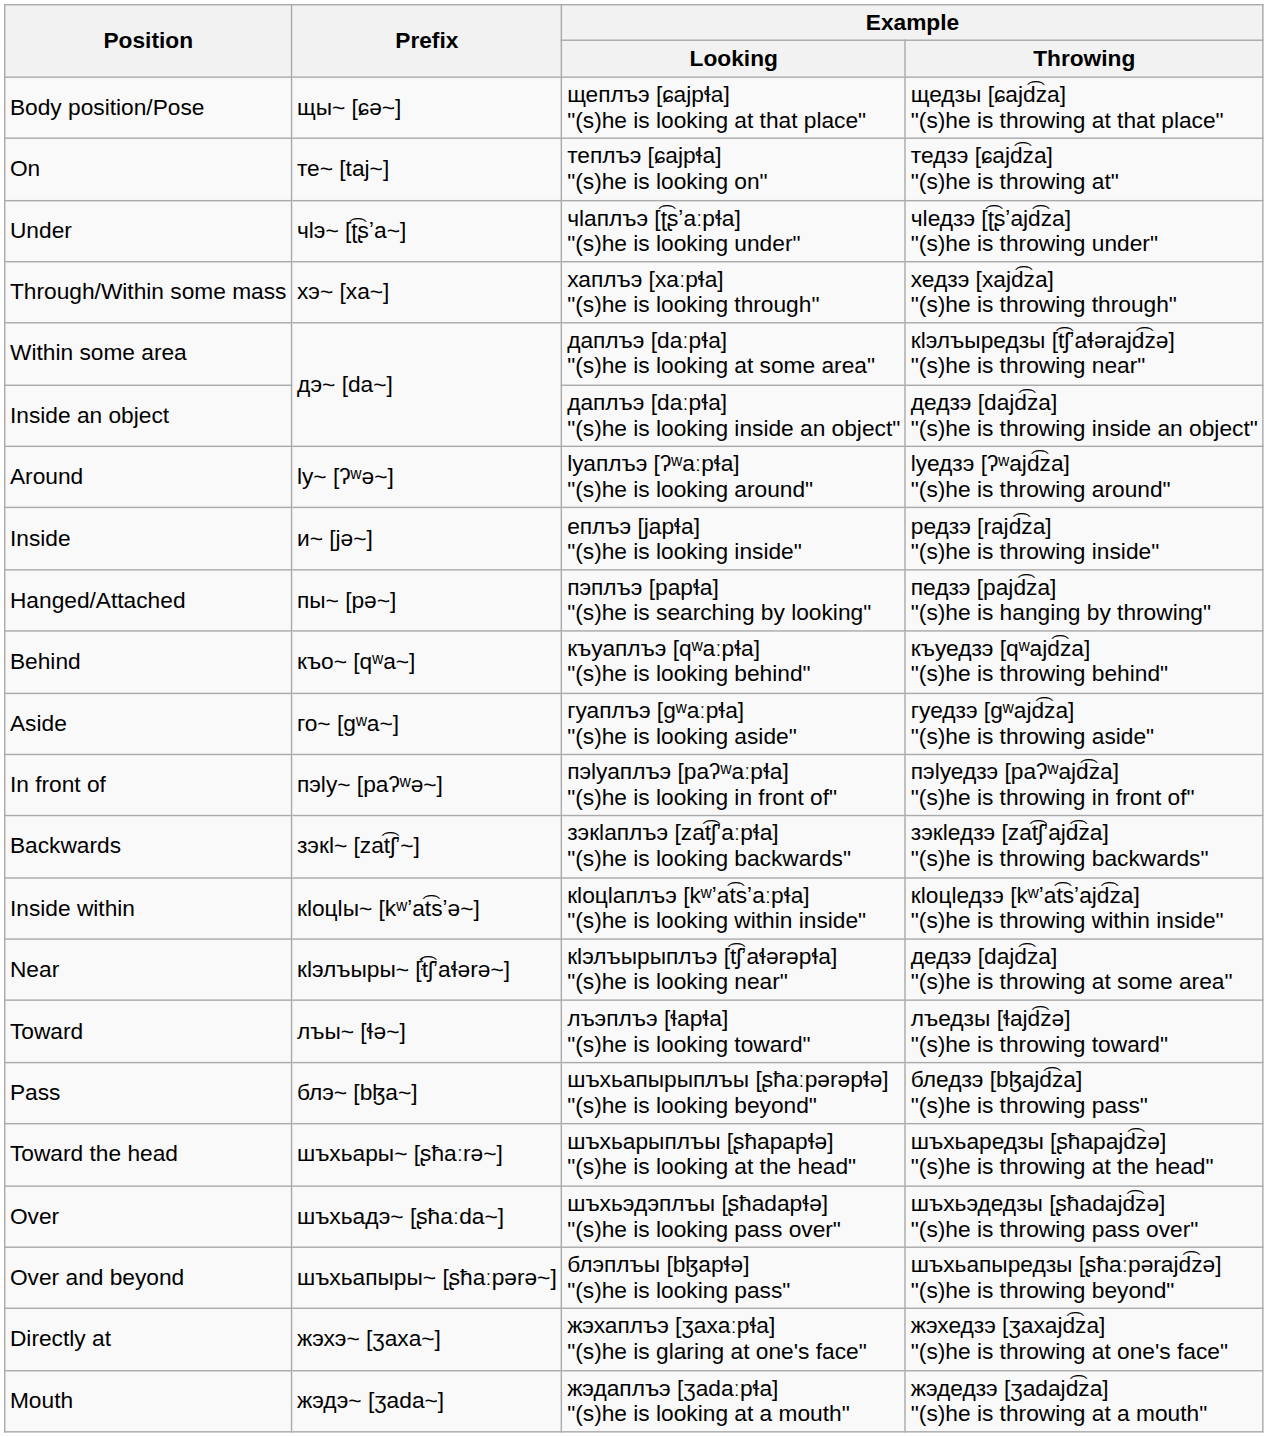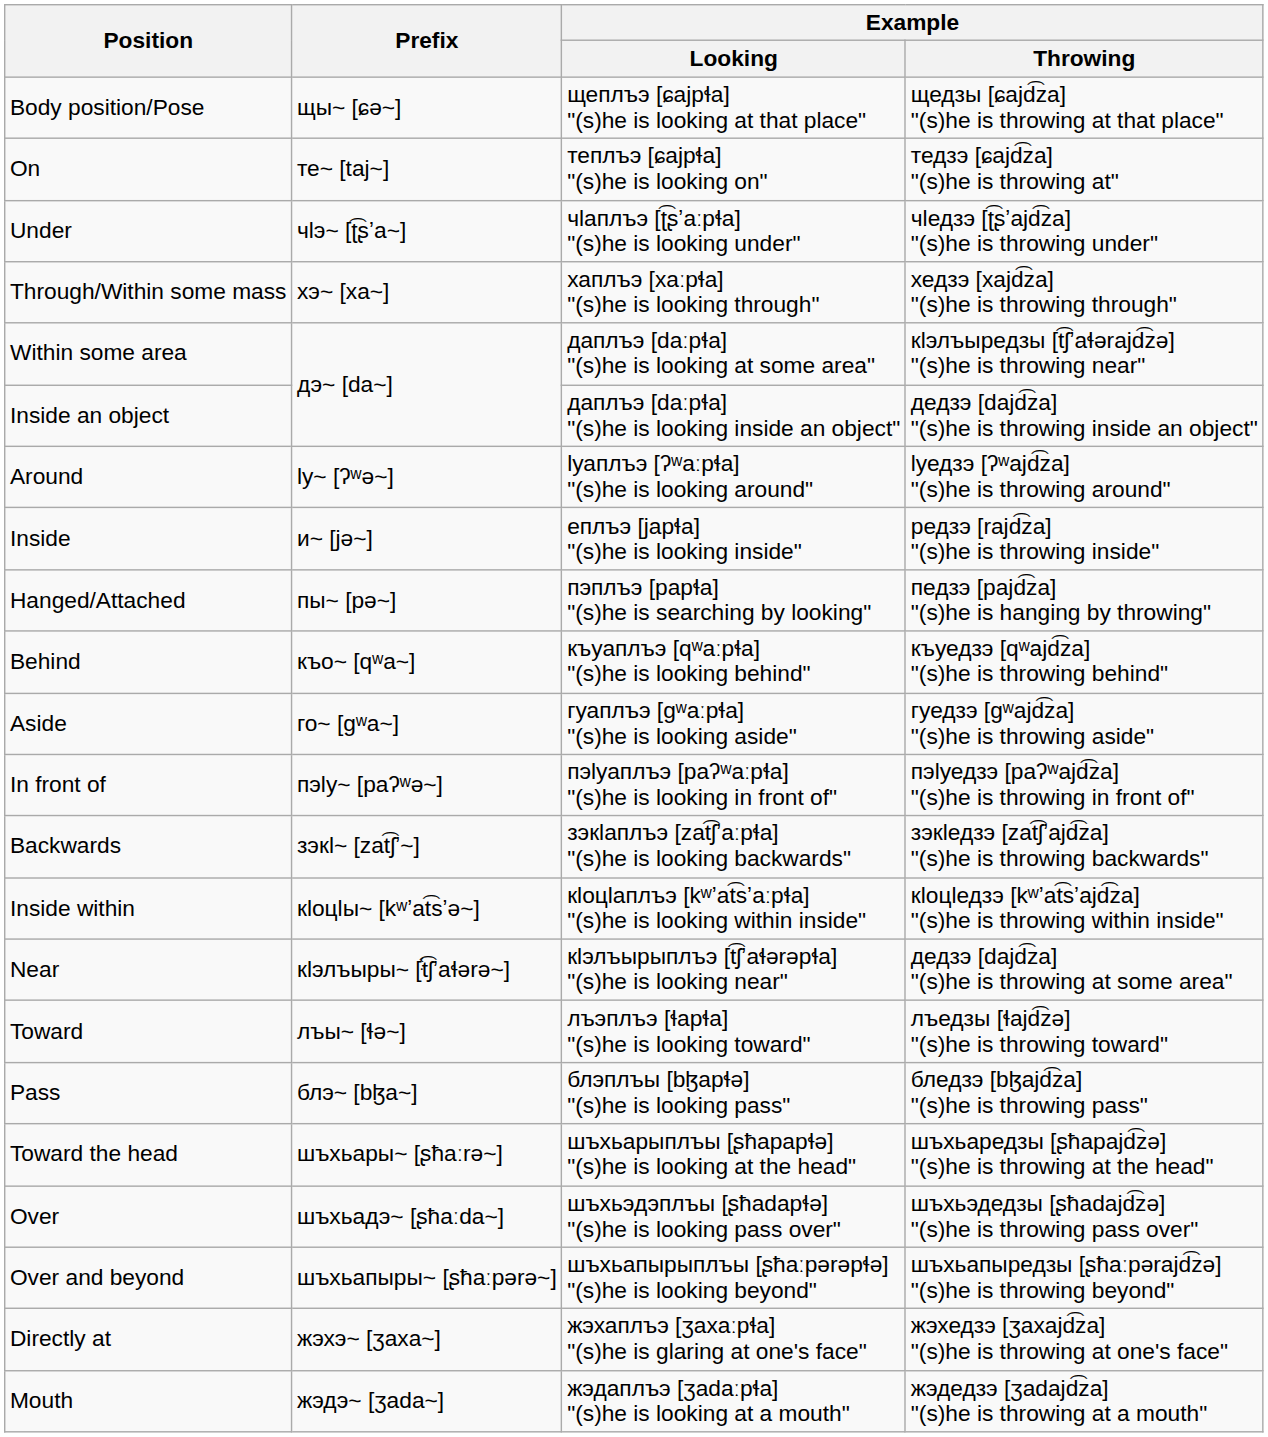(728, 1092) шъхьапырыплъы [ʂħaːpərəpɬə] "(s)he is looking beyond" -> (679, 1092) блэплъы [bɮapɬə] "(s)he is looking pass"
(679, 1277) блэплъы [bɮapɬə] "(s)he is looking pass" -> (728, 1277) шъхьапырыплъы [ʂħaːpərəpɬə] "(s)he is looking beyond"
